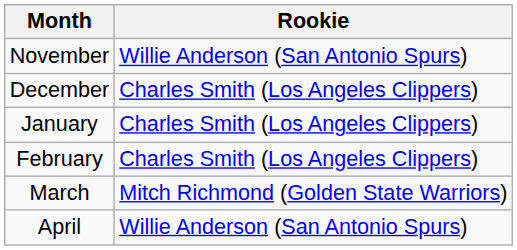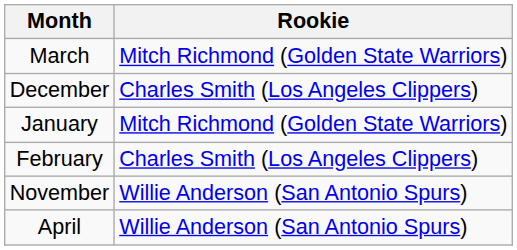rows swapped: (59, 55) <-> (59, 192)
(299, 124) Charles Smith (Los Angeles Clippers) -> (313, 124) Mitch Richmond (Golden State Warriors)
